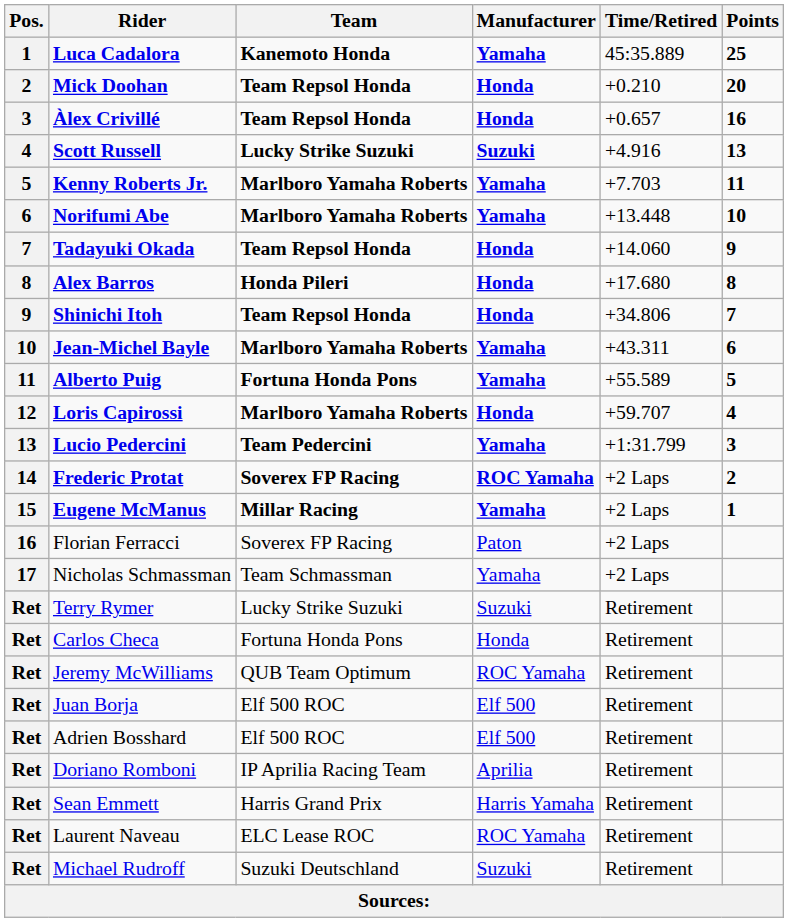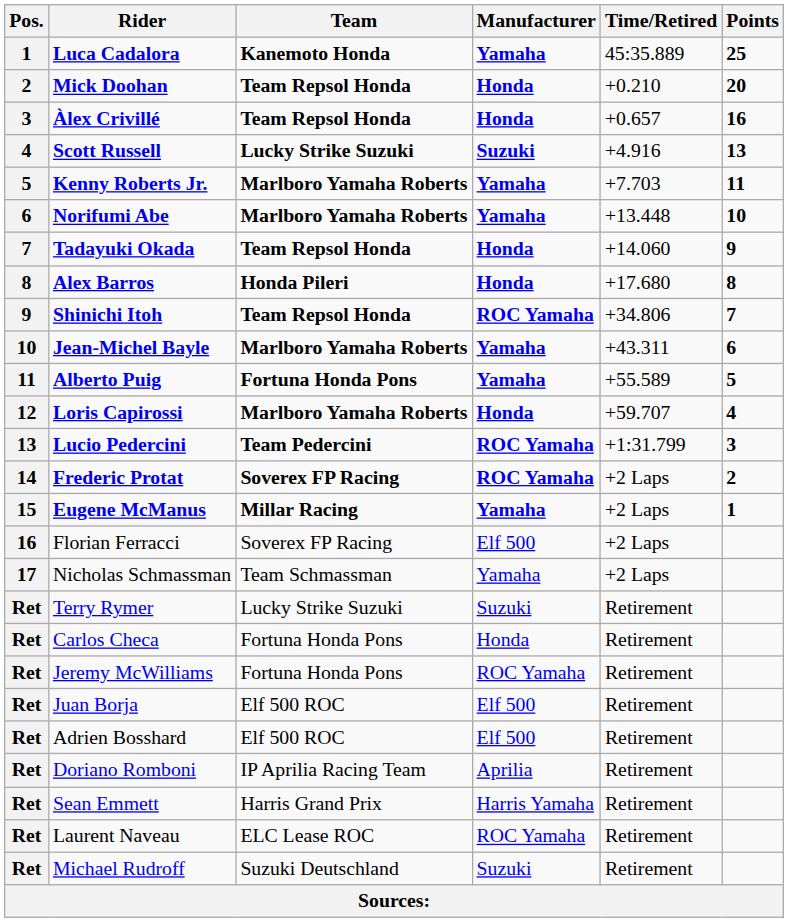(505, 314) Honda -> (535, 314) ROC Yamaha
(511, 444) Yamaha -> (535, 444) ROC Yamaha
(499, 542) Paton -> (506, 542) Elf 500
(326, 672) QUB Team Optimum -> (322, 672) Fortuna Honda Pons
